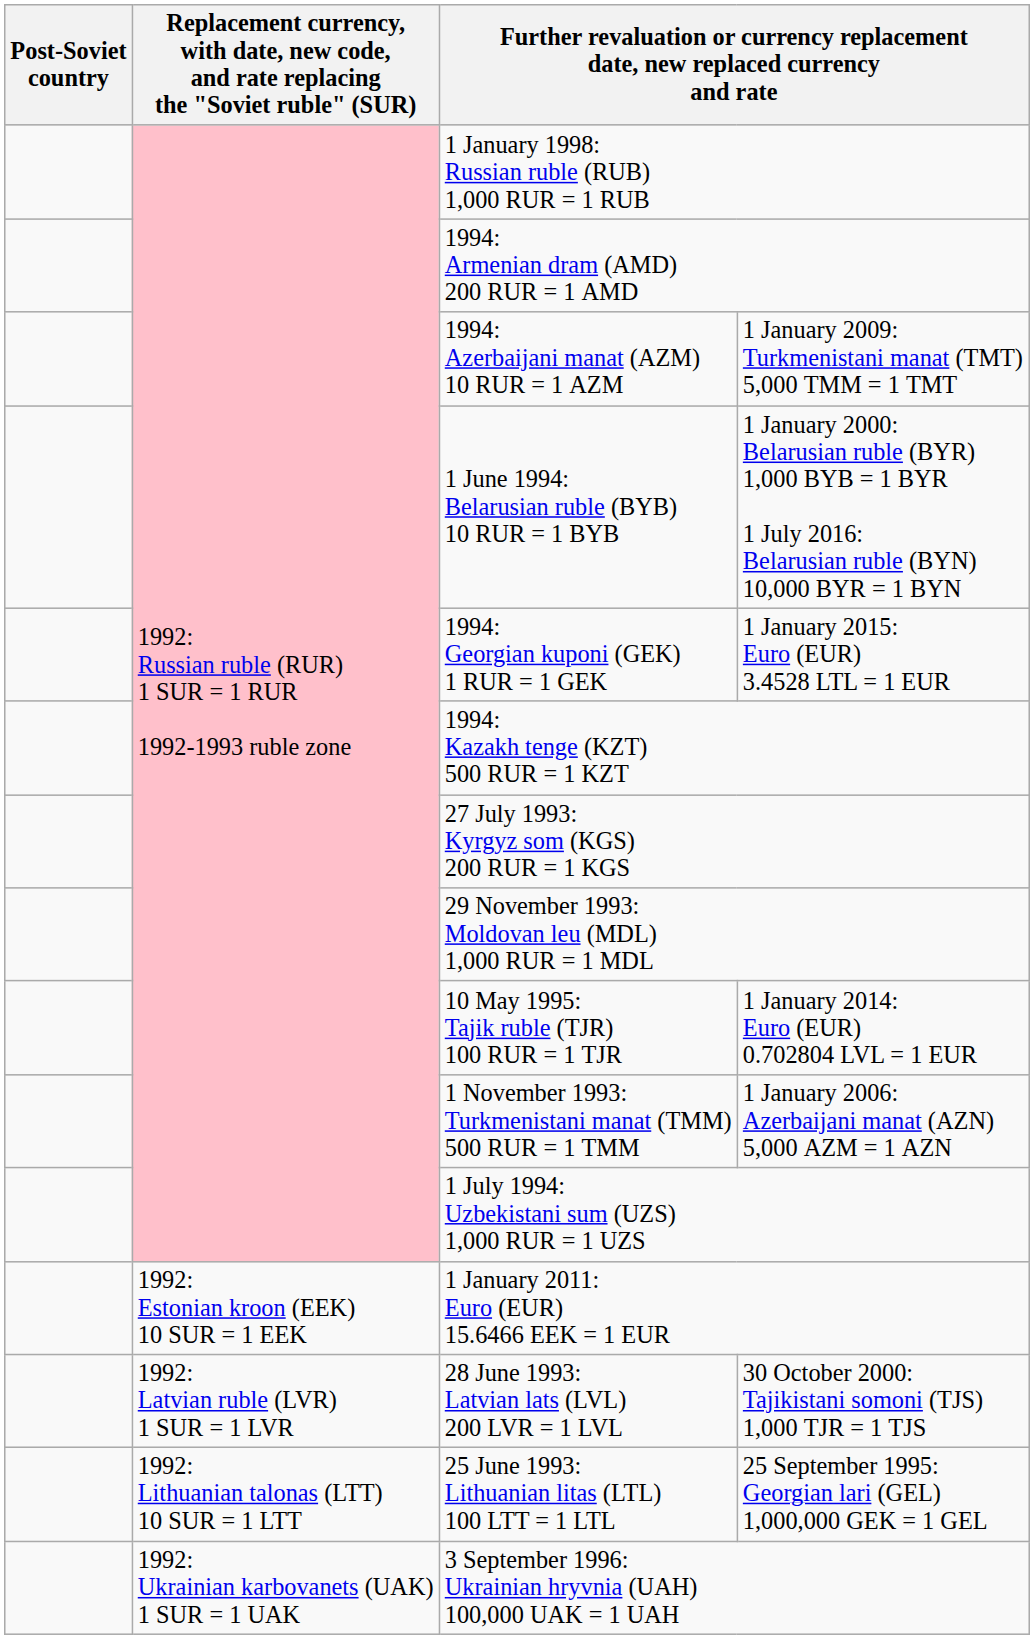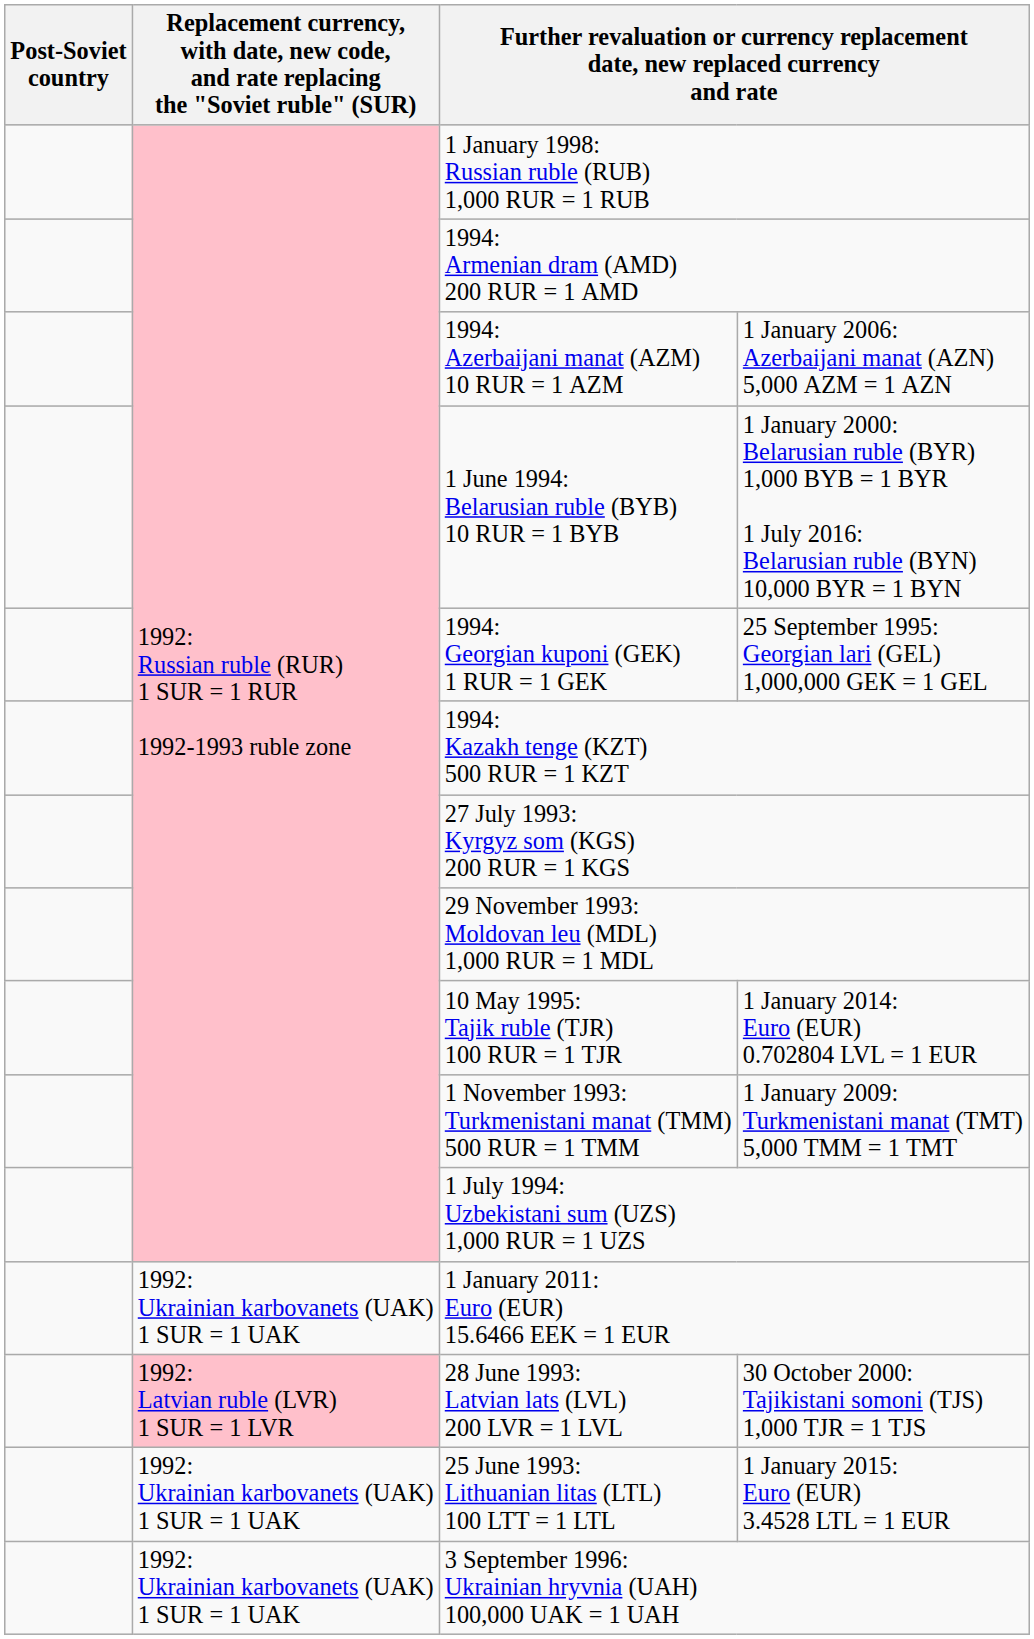(883, 358) 1 January 2009: Turkmenistani manat (TMT) 5,000 TMM = 1 TMT -> (868, 358) 1 January 2006: Azerbaijani manat (AZN) 5,000 AZM = 1 AZN
(846, 654) 1 January 2015: Euro (EUR) 3.4528 LTL = 1 EUR -> (865, 654) 25 September 1995: Georgian lari (GEL) 1,000,000 GEK = 1 GEL
(868, 1120) 1 January 2006: Azerbaijani manat (AZN) 5,000 AZM = 1 AZN -> (883, 1120) 1 January 2009: Turkmenistani manat (TMT) 5,000 TMM = 1 TMT
(247, 1307) 1992: Estonian kroon (EEK) 10 SUR = 1 EEK -> (286, 1307) 1992: Ukrainian karbovanets (UAK) 1 SUR = 1 UAK
(237, 1400) no background -> (237, 1400) pink background
(260, 1494) 1992: Lithuanian talonas (LTT) 10 SUR = 1 LTT -> (286, 1494) 1992: Ukrainian karbovanets (UAK) 1 SUR = 1 UAK
(865, 1494) 25 September 1995: Georgian lari (GEL) 1,000,000 GEK = 1 GEL -> (846, 1494) 1 January 2015: Euro (EUR) 3.4528 LTL = 1 EUR
